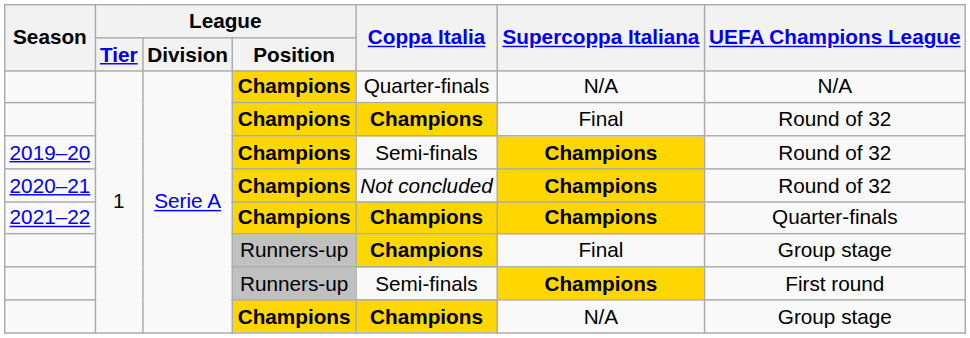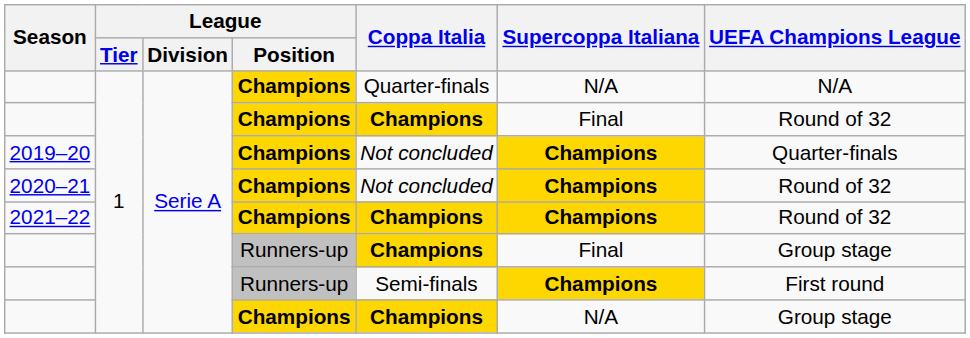(426, 153) Semi-finals -> (426, 153) Not concluded
(835, 153) Round of 32 -> (835, 153) Quarter-finals
(835, 218) Quarter-finals -> (835, 218) Round of 32
